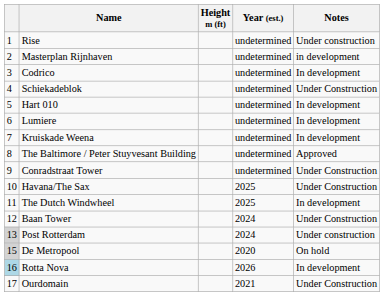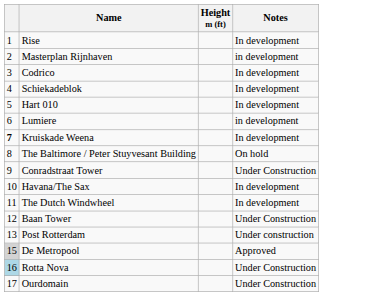- column: (263, 18)
(335, 40) Under construction -> (267, 40) In development
(337, 89) Under Construction -> (267, 89) In development
(328, 121) In development -> (267, 121) in development
(9, 137) normal -> (9, 137) bold
(316, 154) Approved -> (252, 154) On hold
(337, 186) Under Construction -> (267, 186) In development
(12, 235) lightgrey background -> (12, 235) no background
(313, 251) On hold -> (255, 251) Approved
(328, 267) In development -> (276, 267) Under Construction
